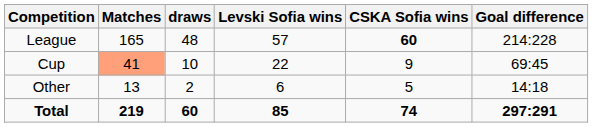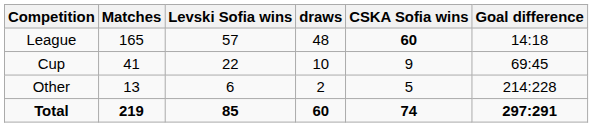columns swapped: (280, 16) <-> (190, 16)
(530, 40) 214:228 -> (530, 40) 14:18
(131, 64) lightsalmon background -> (131, 64) no background
(530, 87) 14:18 -> (530, 87) 214:228
